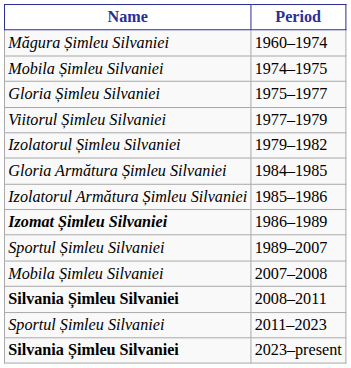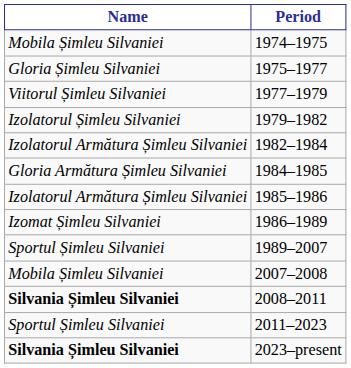- row: (291, 42)
+ row: (291, 145)
(88, 222) bold -> (85, 222) normal
